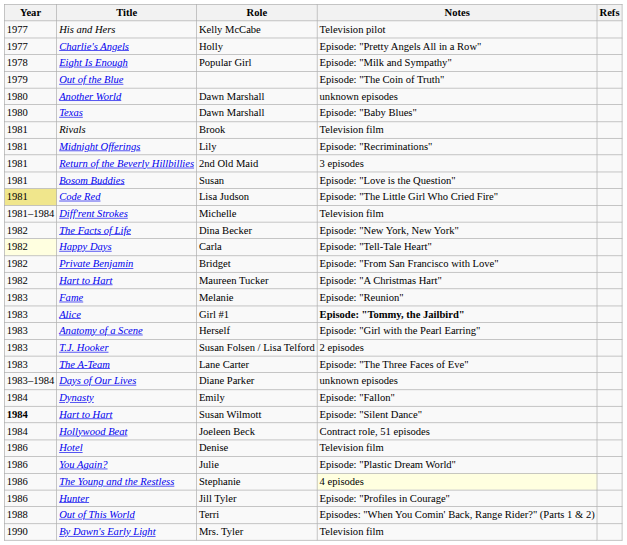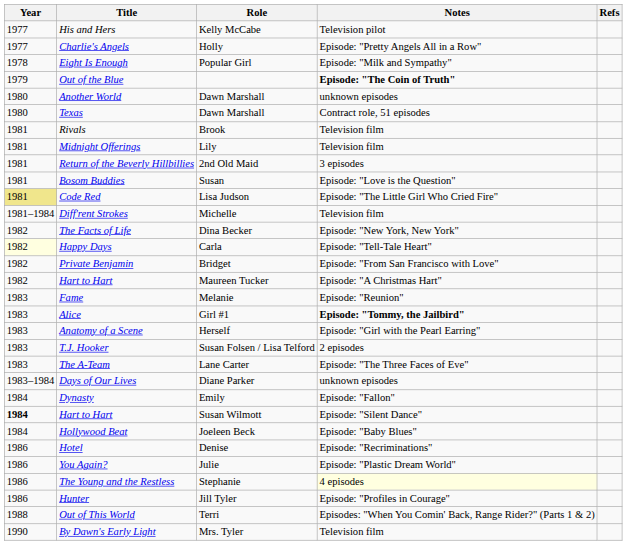(382, 79) normal -> (387, 79) bold
(368, 113) Episode: "Baby Blues" -> (375, 113) Contract role, 51 episodes
(376, 146) Episode: "Recriminations" -> (352, 146) Television film
(375, 431) Contract role, 51 episodes -> (368, 431) Episode: "Baby Blues"
(352, 448) Television film -> (376, 448) Episode: "Recriminations"
